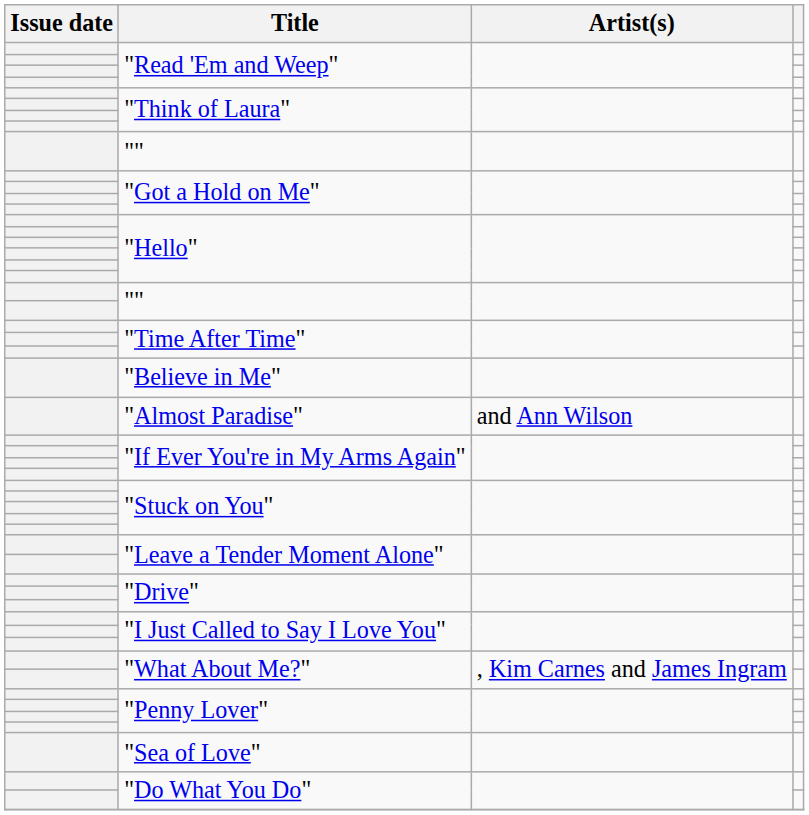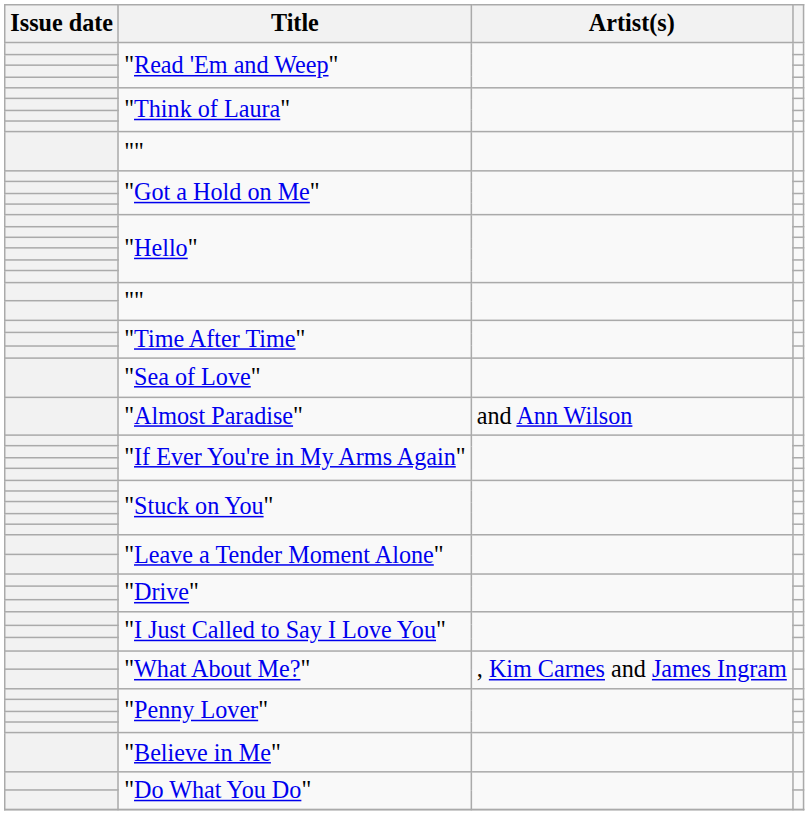rows swapped: (202, 377) <-> (192, 752)
